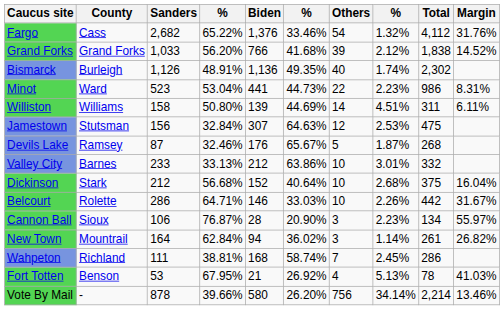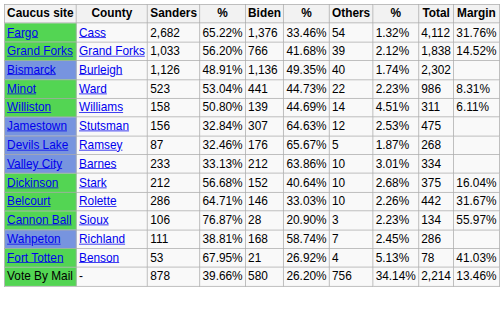(431, 164) 332 -> (431, 164) 334
- row: (34, 239)
